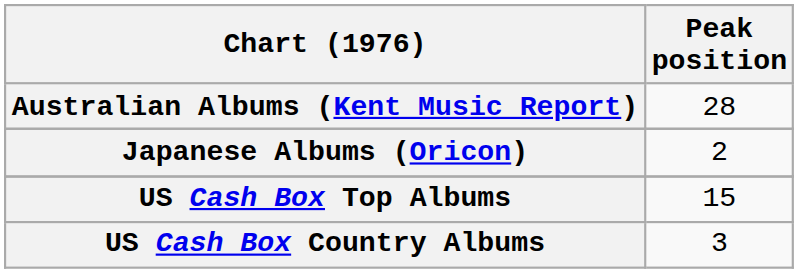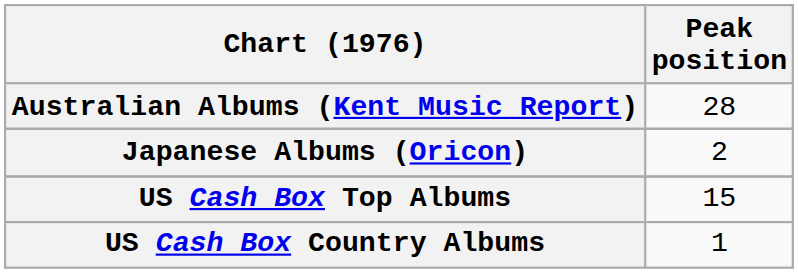(719, 245) 3 -> (719, 245) 1
